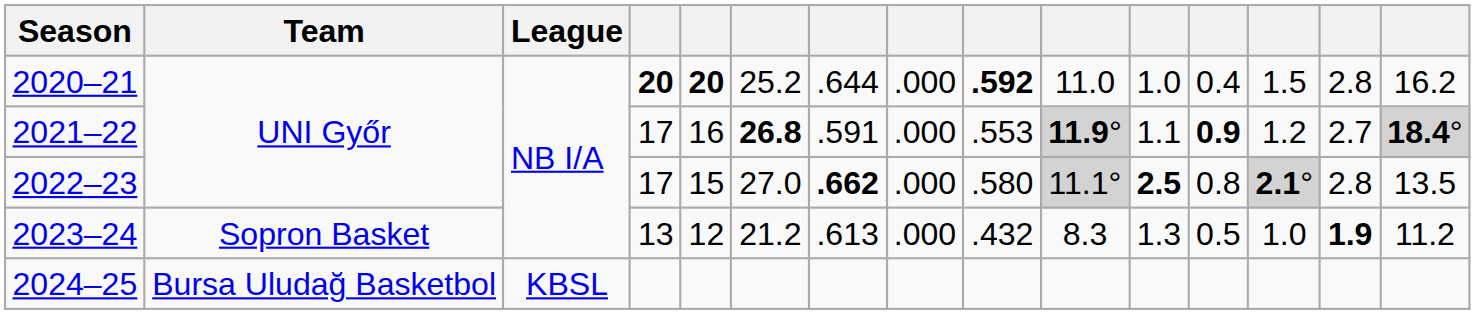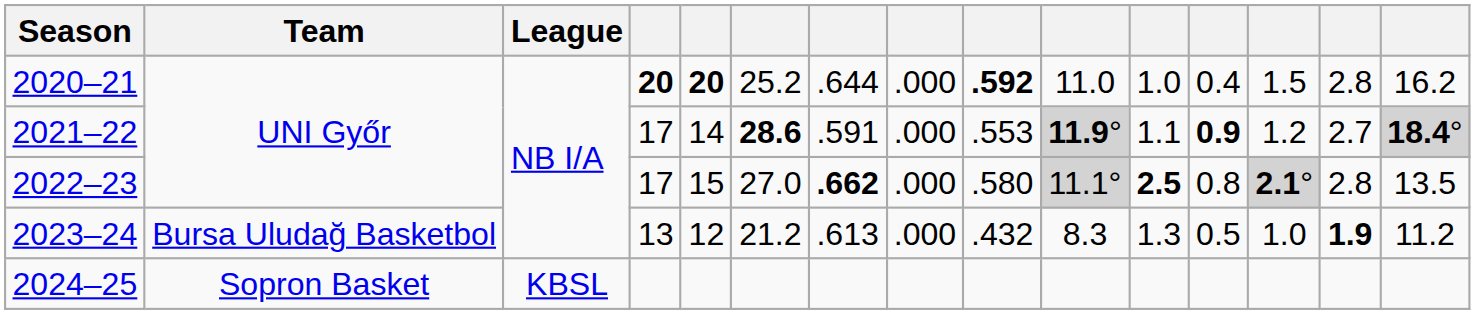(706, 132) 16 -> (706, 132) 14
(770, 132) 26.8 -> (770, 132) 28.6
(324, 234) Sopron Basket -> (324, 234) Bursa Uludağ Basketbol
(324, 284) Bursa Uludağ Basketbol -> (324, 284) Sopron Basket
